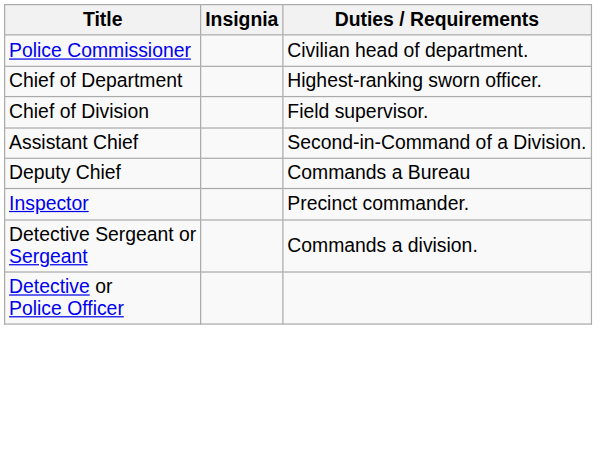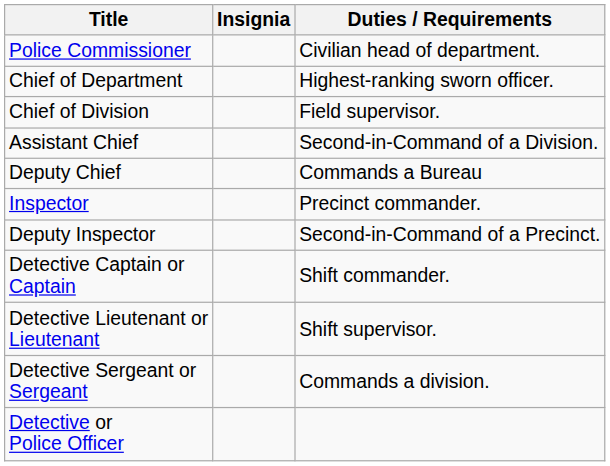+ row: (82, 234)
+ row: (97, 276)
+ row: (109, 328)
